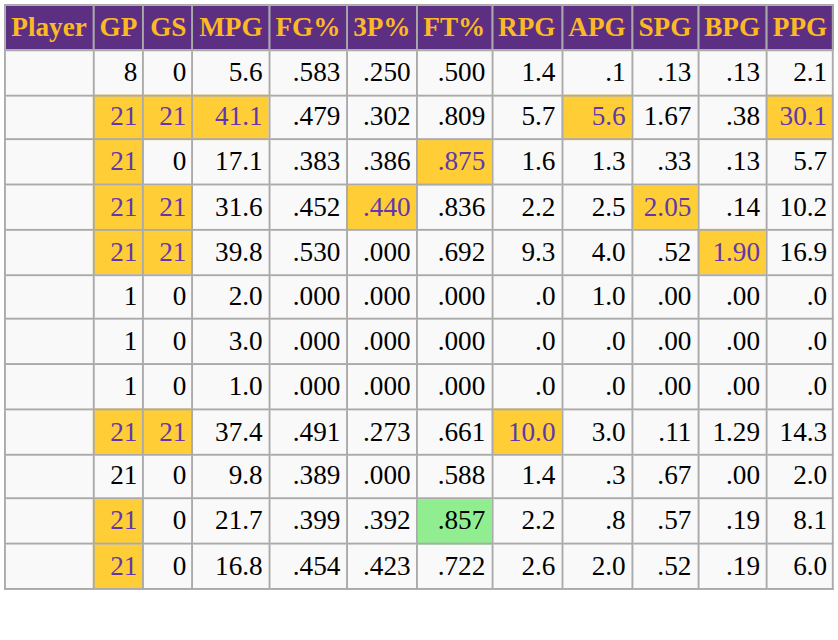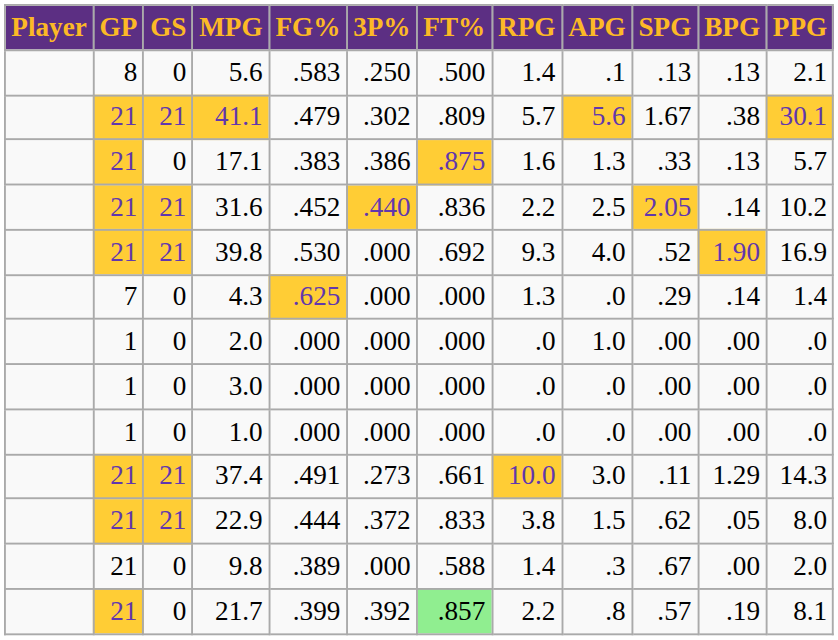+ row: (246, 296)
+ row: (239, 521)
- row: (239, 565)
